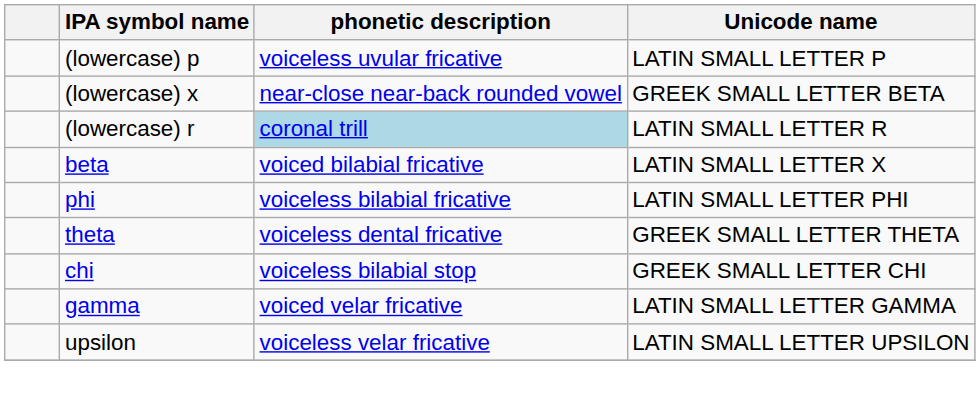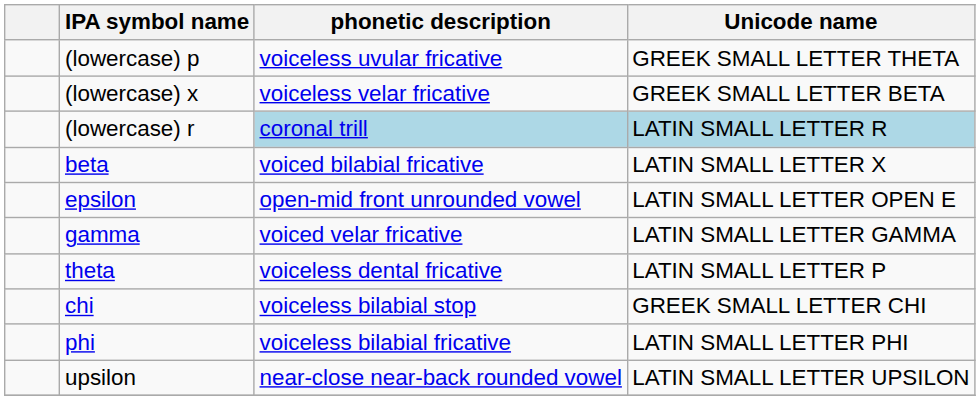(759, 57) LATIN SMALL LETTER P -> (796, 57) GREEK SMALL LETTER THETA
(441, 93) near-close near-back rounded vowel -> (375, 93) voiceless velar fricative
(760, 128) no background -> (760, 128) lightblue background
+ row: (100, 199)
rows swapped: (102, 306) <-> (80, 199)
(796, 235) GREEK SMALL LETTER THETA -> (759, 270) LATIN SMALL LETTER P
(375, 341) voiceless velar fricative -> (441, 377) near-close near-back rounded vowel
